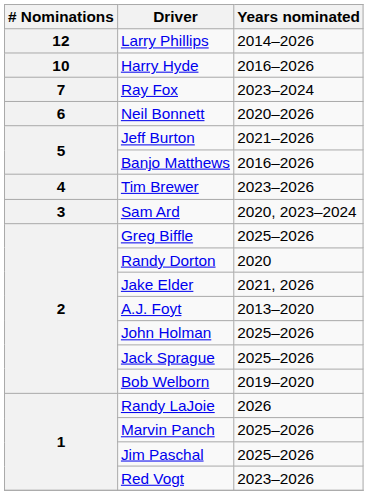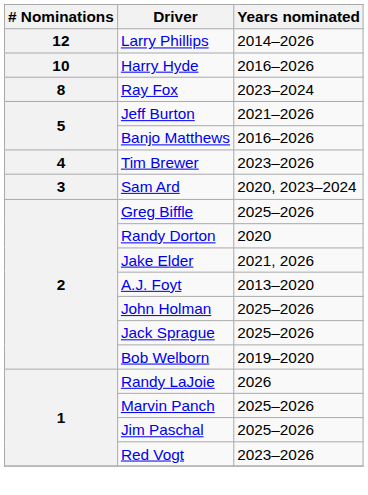(61, 90) 7 -> (61, 90) 8
- row: (163, 114)
